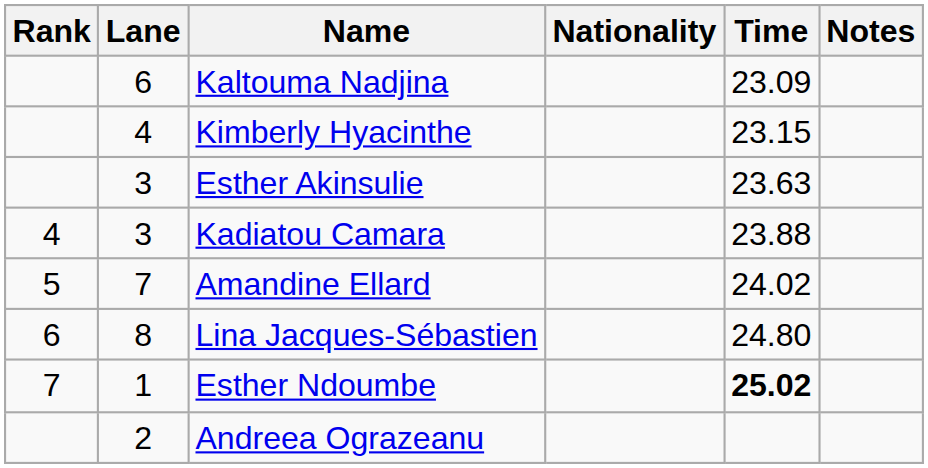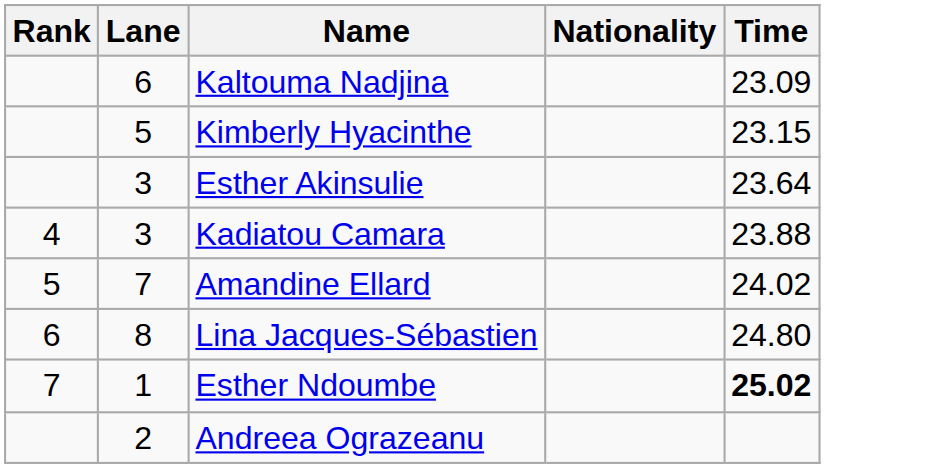- column: (871, 31)
(143, 132) 4 -> (143, 132) 5
(771, 183) 23.63 -> (771, 183) 23.64
